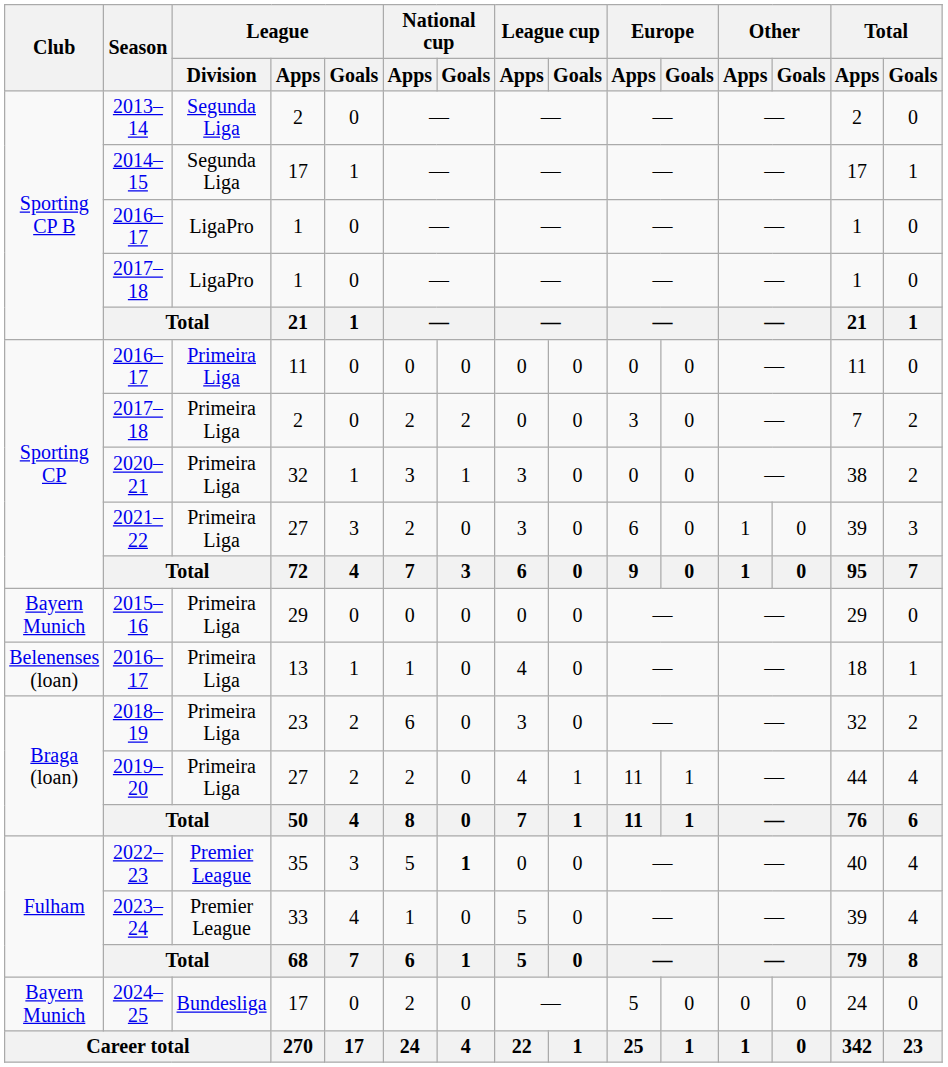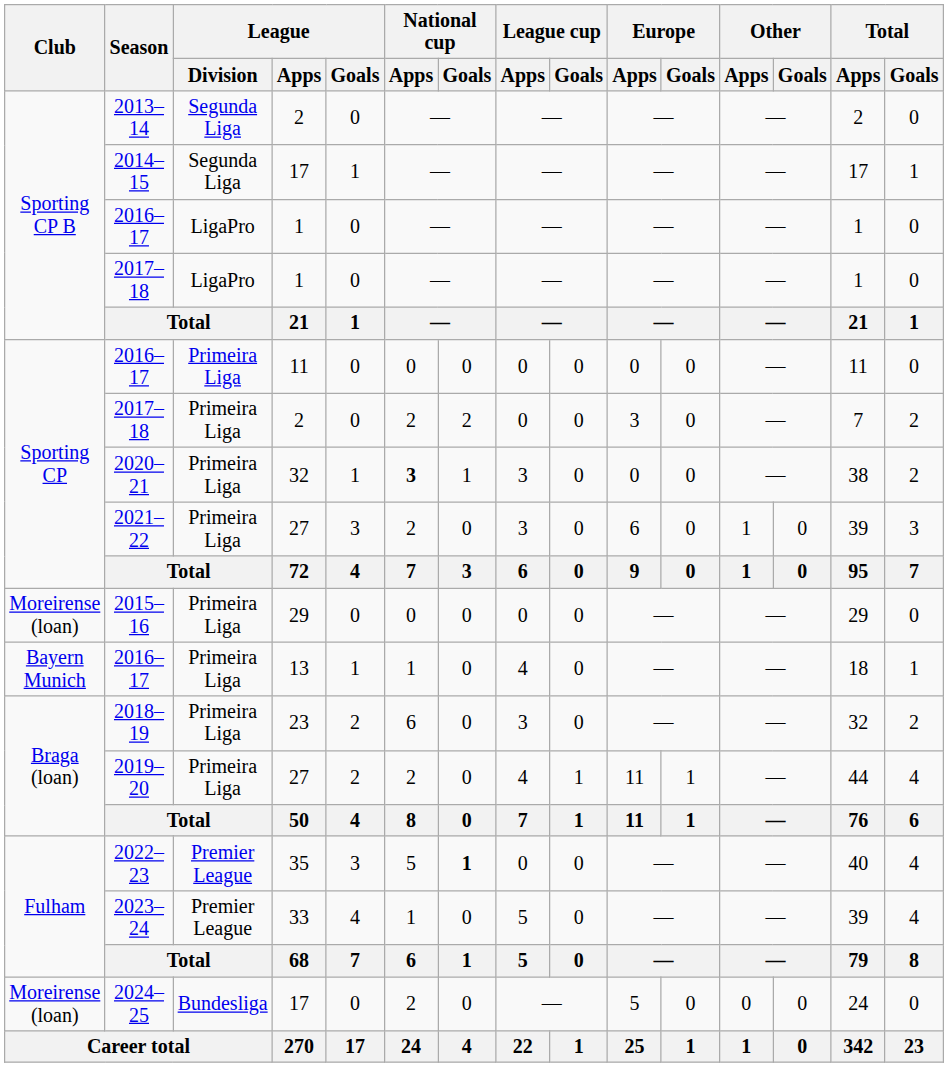(410, 474) normal -> (411, 474) bold
(54, 614) Bayern Munich -> (55, 614) Moreirense (loan)
(54, 668) Belenenses (loan) -> (55, 668) Bayern Munich
(54, 1003) Bayern Munich -> (55, 1003) Moreirense (loan)
